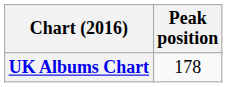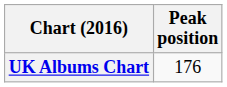(188, 67) 178 -> (188, 67) 176
